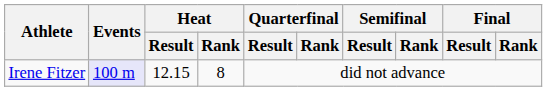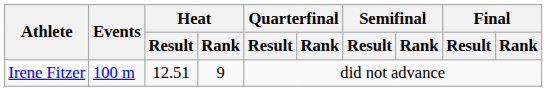(114, 73) lavender background -> (114, 73) no background
(171, 73) 12.15 -> (171, 73) 12.51
(221, 73) 8 -> (221, 73) 9
